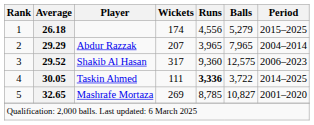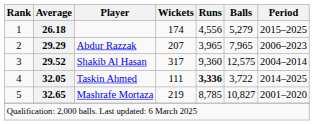(283, 45) 2004–2014 -> (283, 45) 2006–2023
(283, 62) 2006–2023 -> (283, 62) 2004–2014
(54, 78) 30.05 -> (54, 78) 32.05
(176, 95) 269 -> (176, 95) 219
